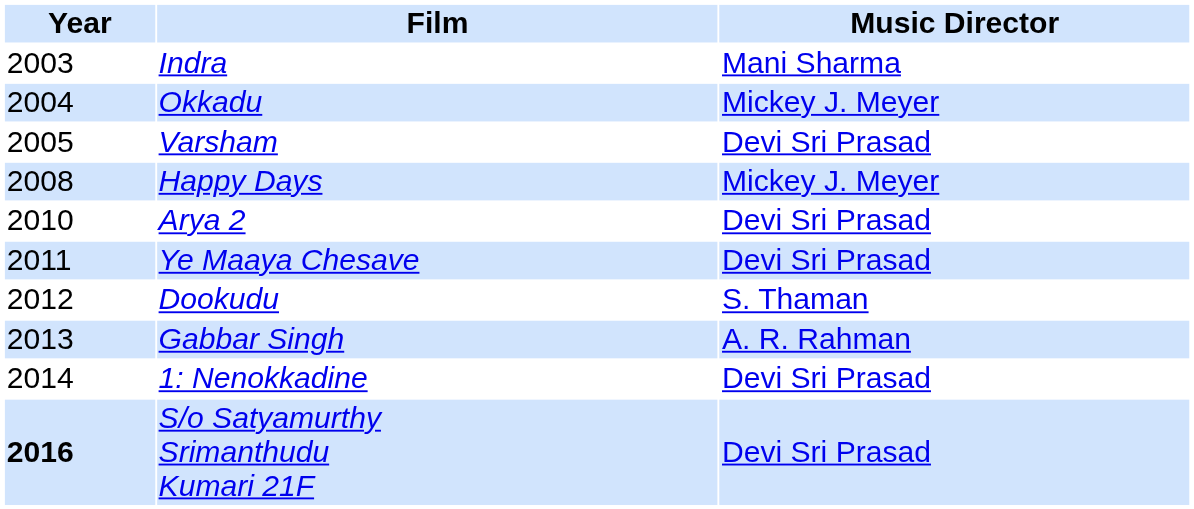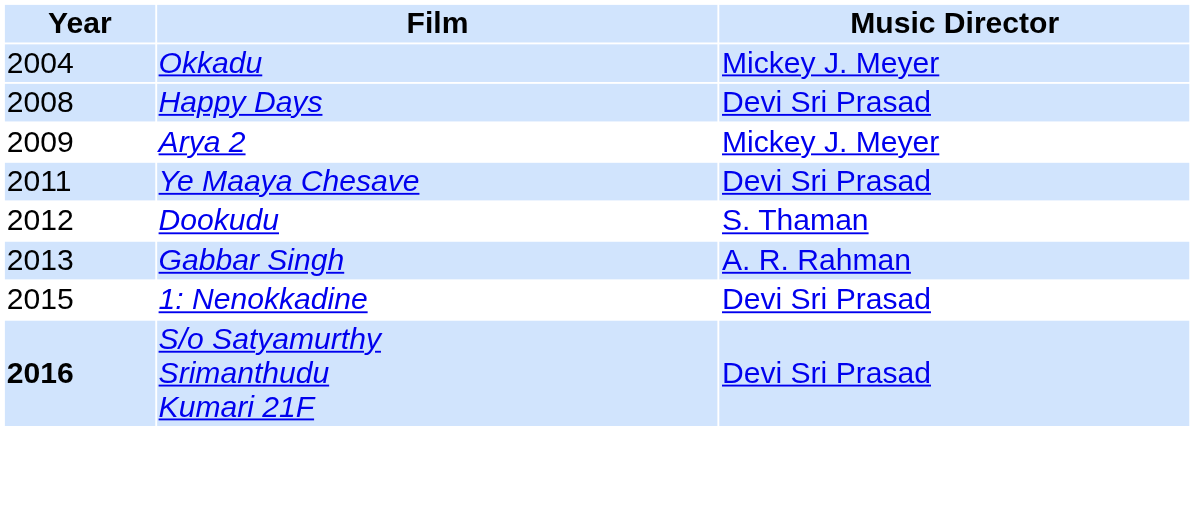- row: (193, 62)
- row: (218, 141)
(831, 181) Mickey J. Meyer -> (826, 102) Devi Sri Prasad
(40, 220) 2010 -> (40, 141) 2009
(826, 220) Devi Sri Prasad -> (831, 141) Mickey J. Meyer
(40, 378) 2014 -> (40, 299) 2015
